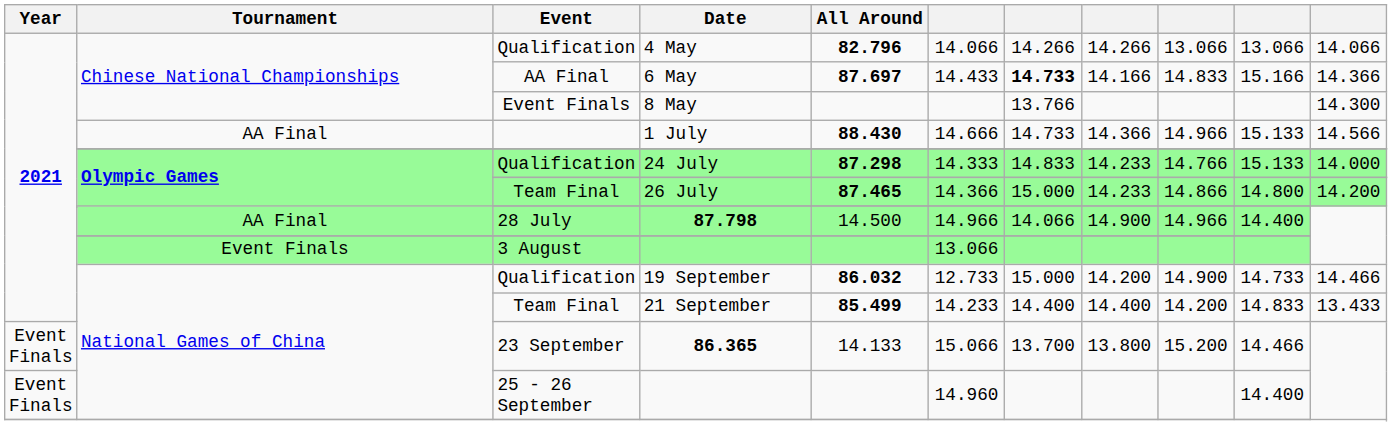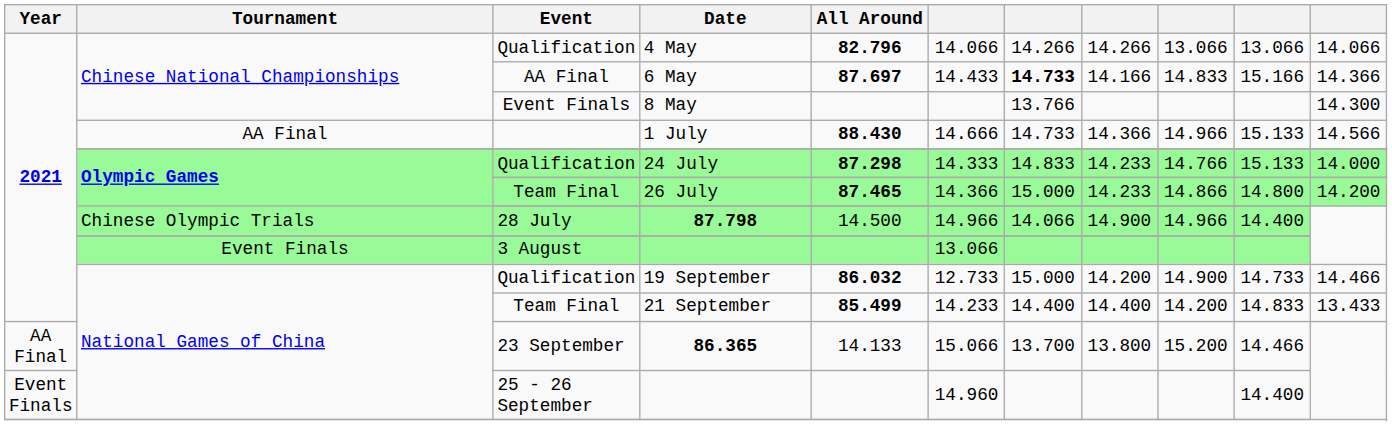(285, 221) AA Final -> (198, 221) Chinese Olympic Trials
(41, 346) Event Finals -> (41, 346) AA Final
